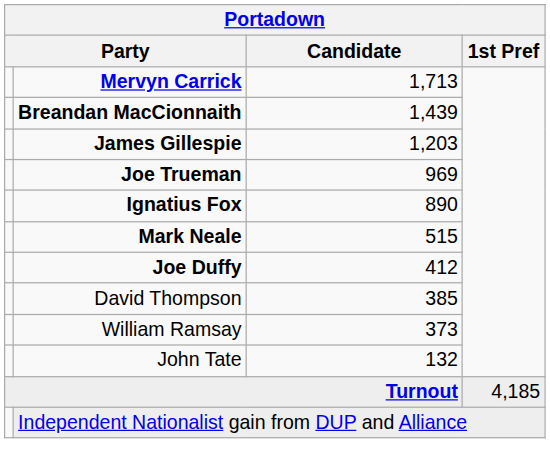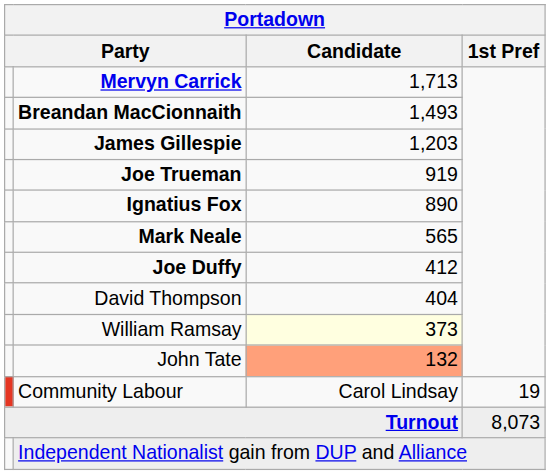(434, 112) 1,439 -> (434, 112) 1,493
(442, 174) 969 -> (442, 174) 919
(442, 236) 515 -> (442, 236) 565
(442, 298) 385 -> (442, 298) 404
(442, 329) no background -> (442, 329) lightyellow background
(442, 360) no background -> (442, 360) lightsalmon background
+ row: (101, 391)
(516, 391) 4,185 -> (516, 422) 8,073
